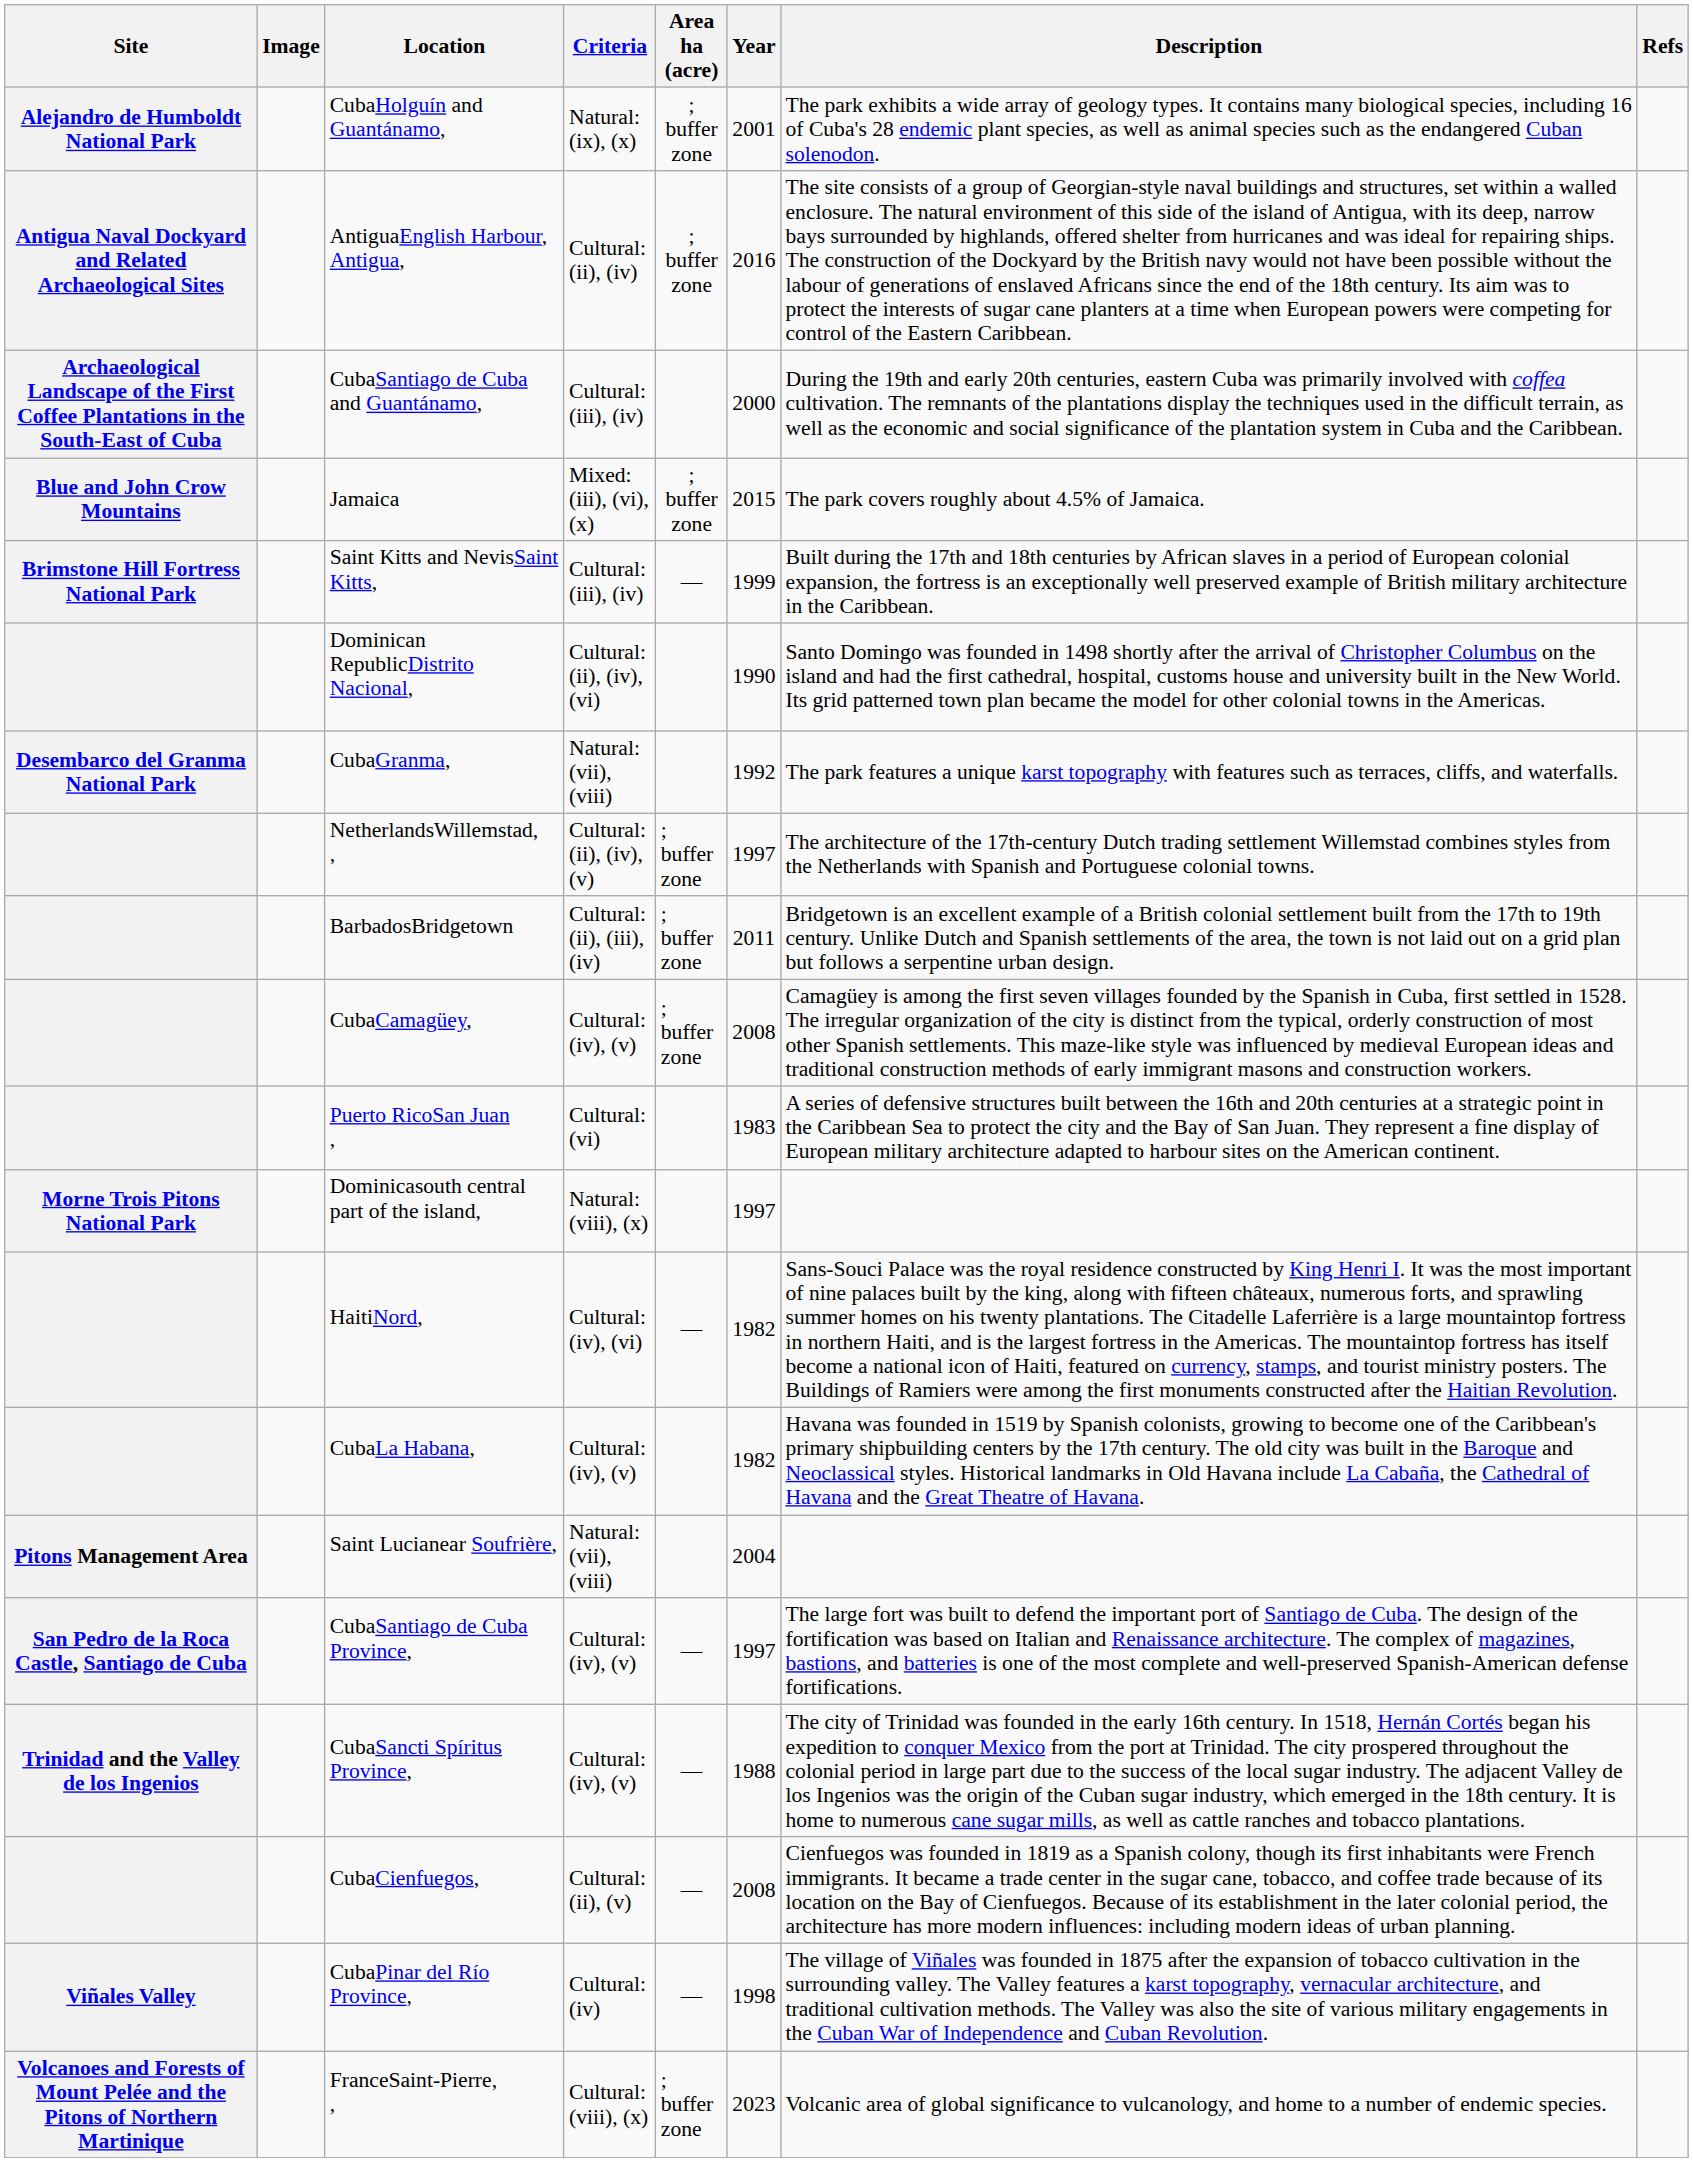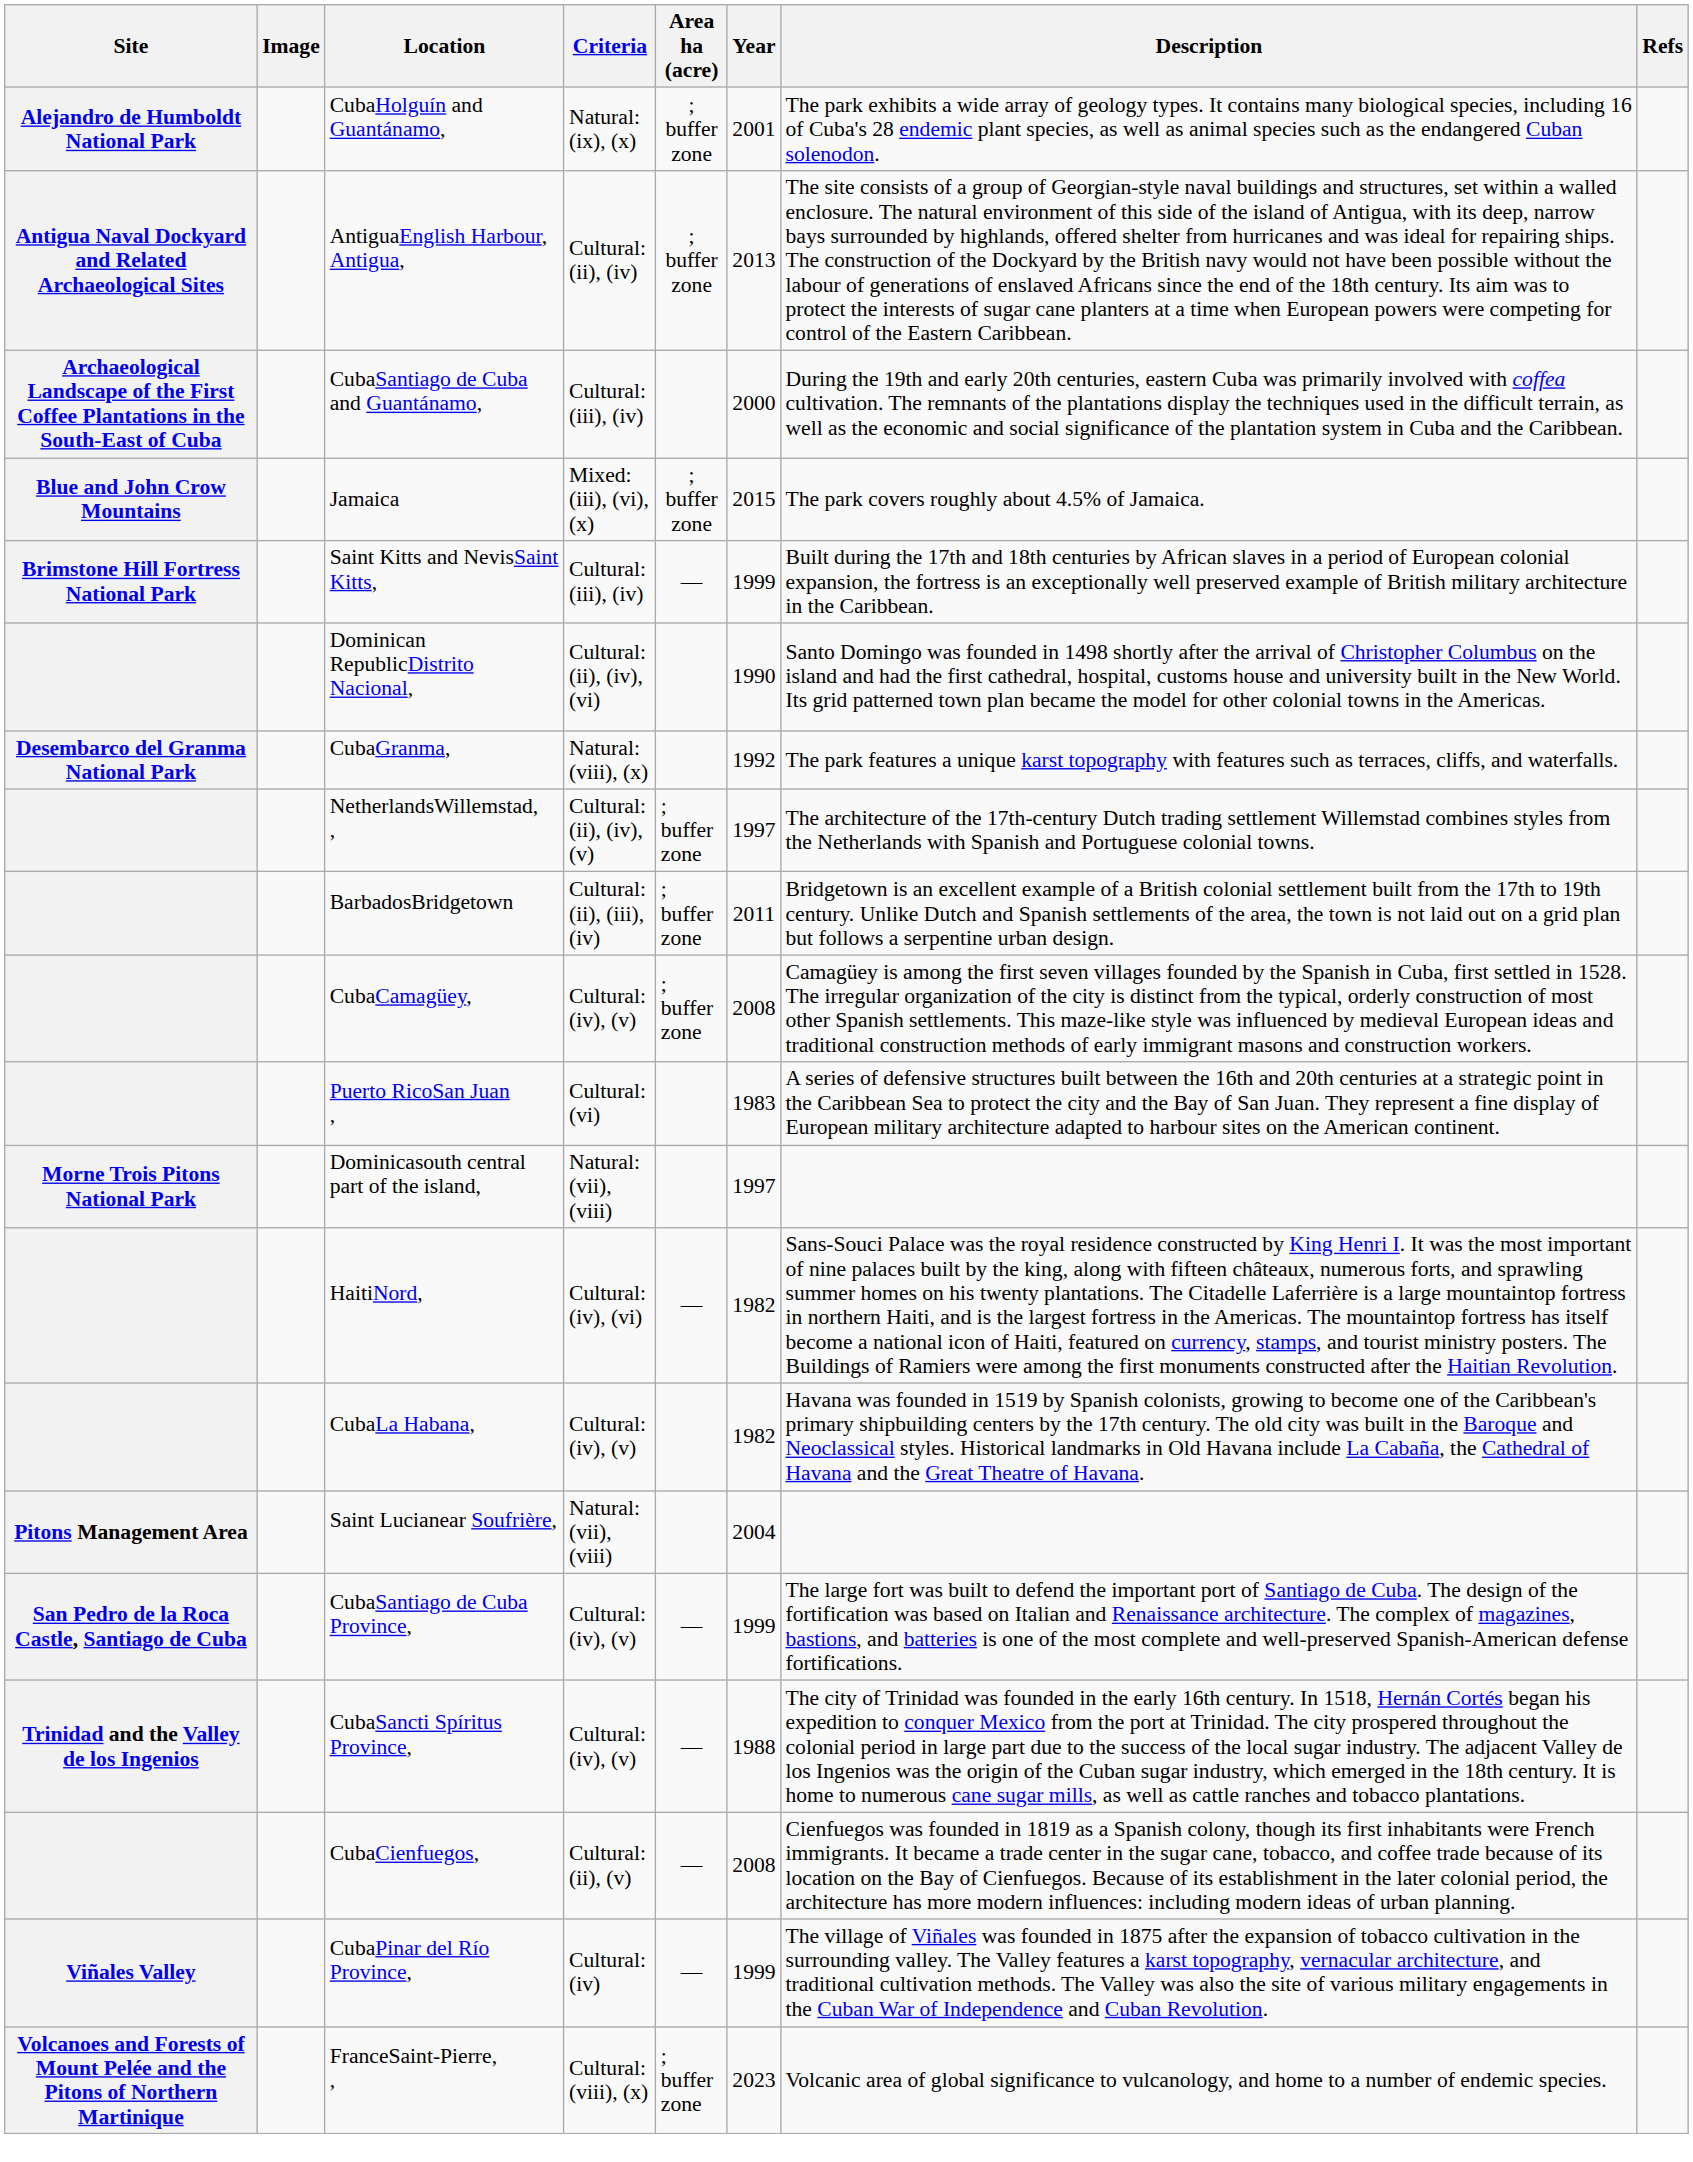(754, 260) 2016 -> (754, 260) 2013
(605, 771) Natural: (vii), (viii) -> (609, 759) Natural: (viii), (x)
(609, 1210) Natural: (viii), (x) -> (605, 1186) Natural: (vii), (viii)
(754, 1651) 1997 -> (754, 1626) 1999
(754, 1996) 1998 -> (754, 1972) 1999
